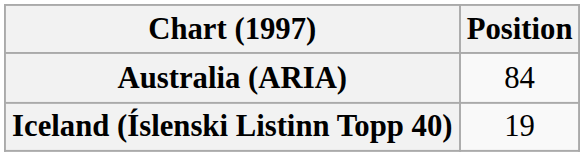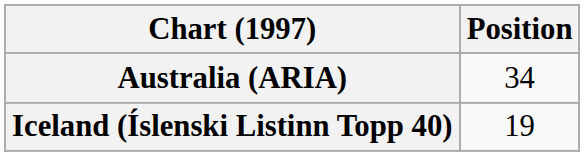(520, 77) 84 -> (520, 77) 34
